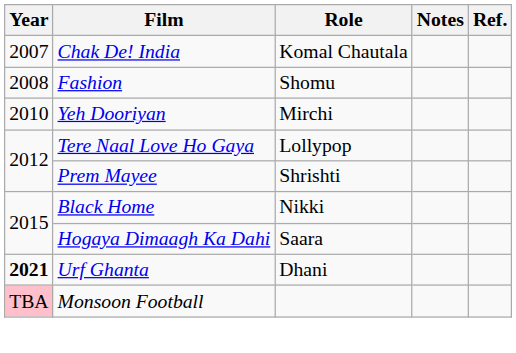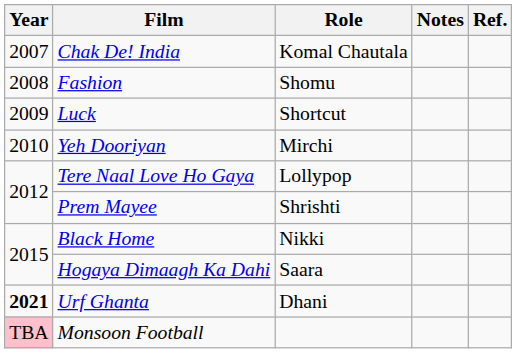+ row: (77, 113)
